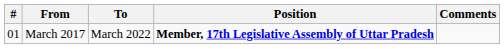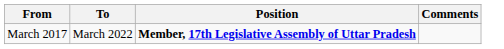- column: (13, 14)
